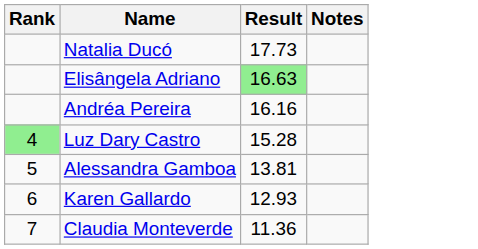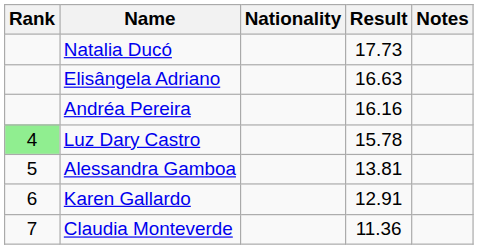+ column: (293, 19)
(273, 79) lightgreen background -> (379, 79) no background
(273, 139) 15.28 -> (379, 139) 15.78
(273, 199) 12.93 -> (379, 199) 12.91
